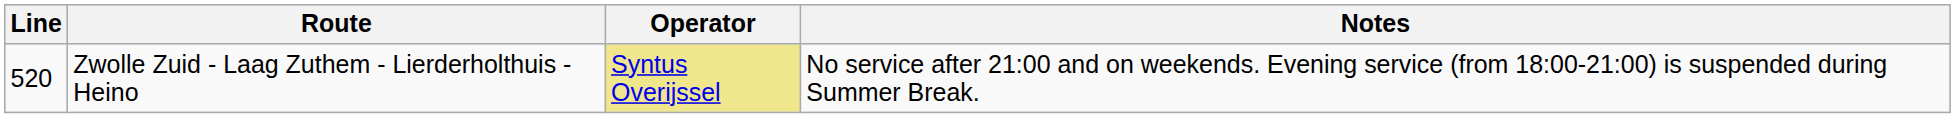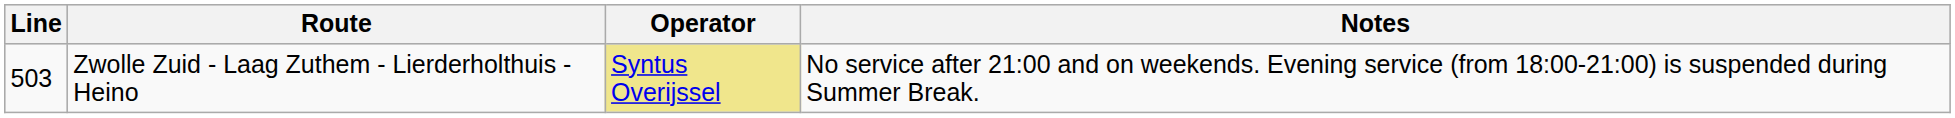(31, 77) 520 -> (31, 77) 503
